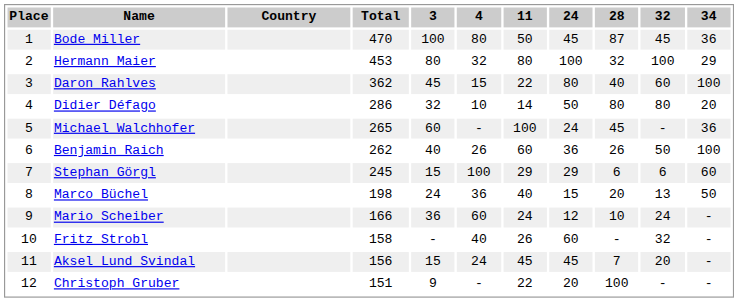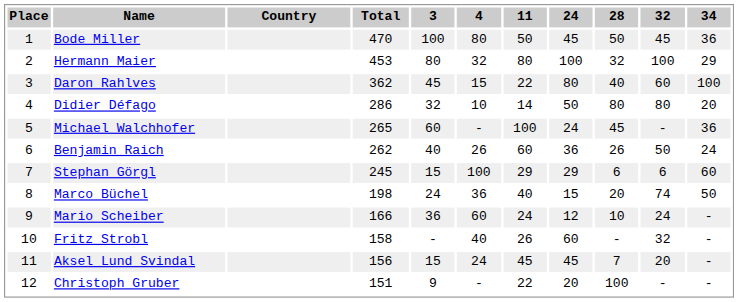(617, 39) 87 -> (617, 39) 50
(709, 150) 100 -> (709, 150) 24
(663, 195) 13 -> (663, 195) 74
